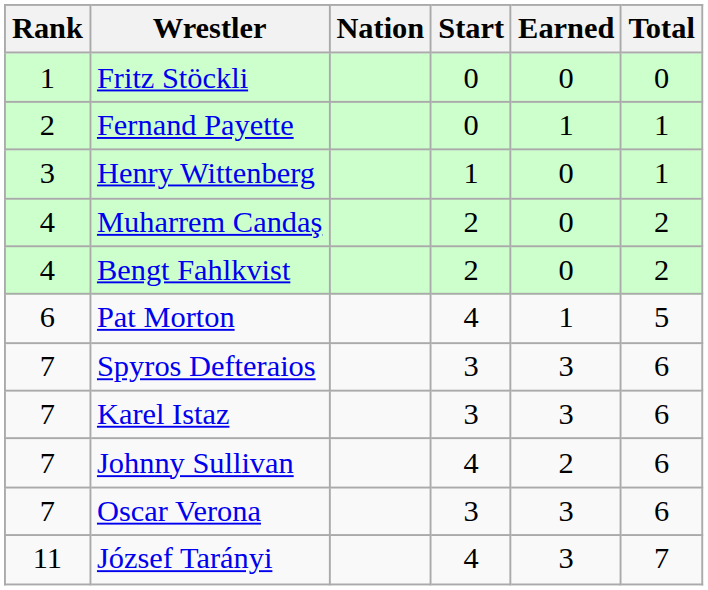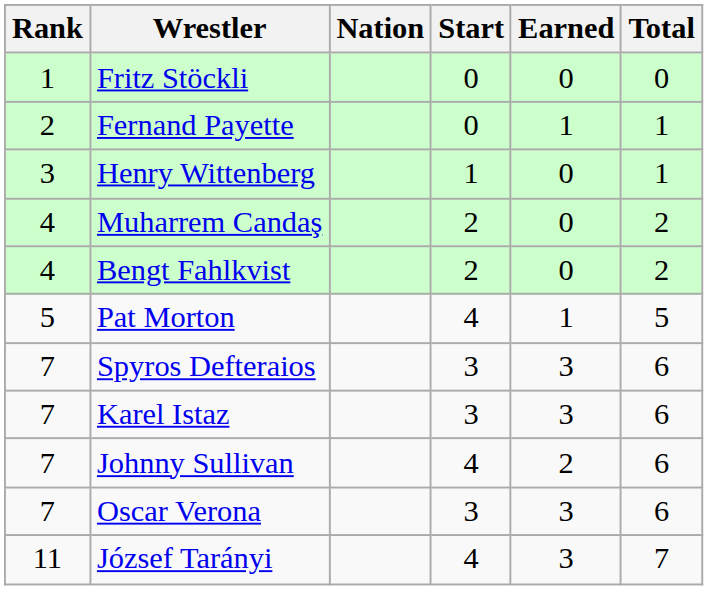(47, 317) 6 -> (47, 317) 5
